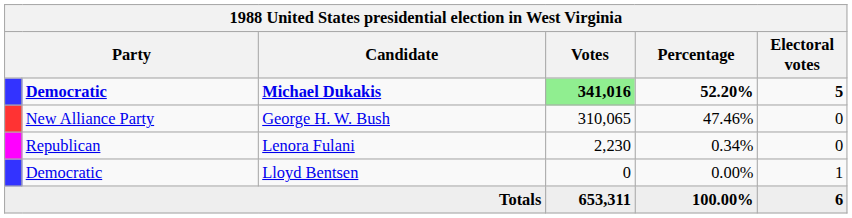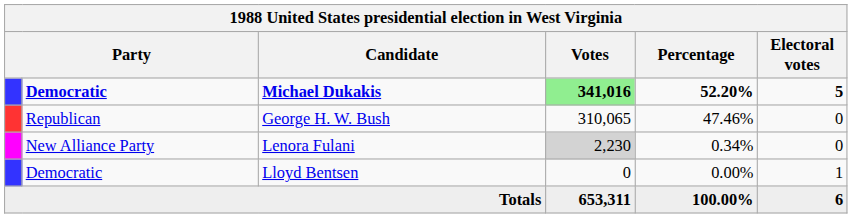(90, 118) New Alliance Party -> (63, 118) Republican
(63, 145) Republican -> (90, 145) New Alliance Party
(613, 145) no background -> (613, 145) lightgrey background
